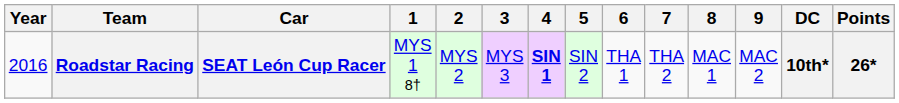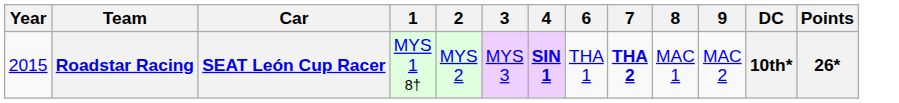- column: (583, 18)
(28, 65) 2016 -> (28, 65) 2015
(667, 65) normal -> (630, 65) bold
